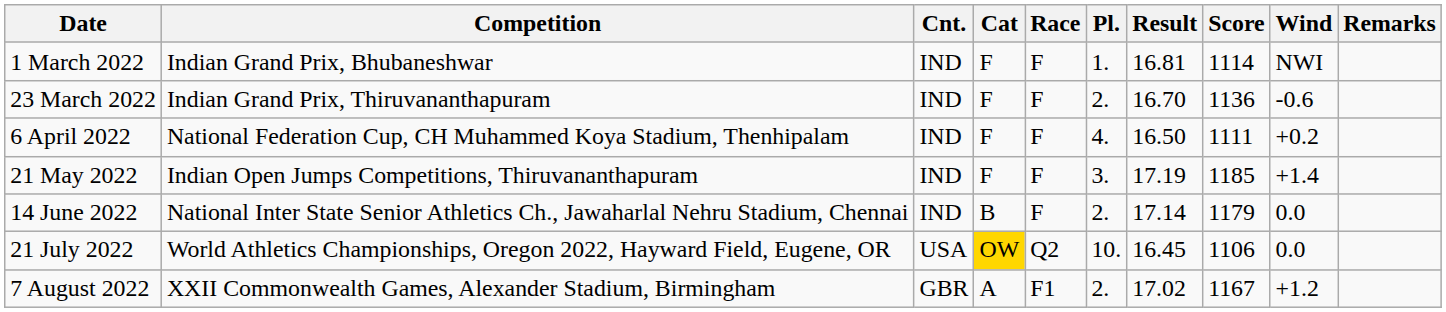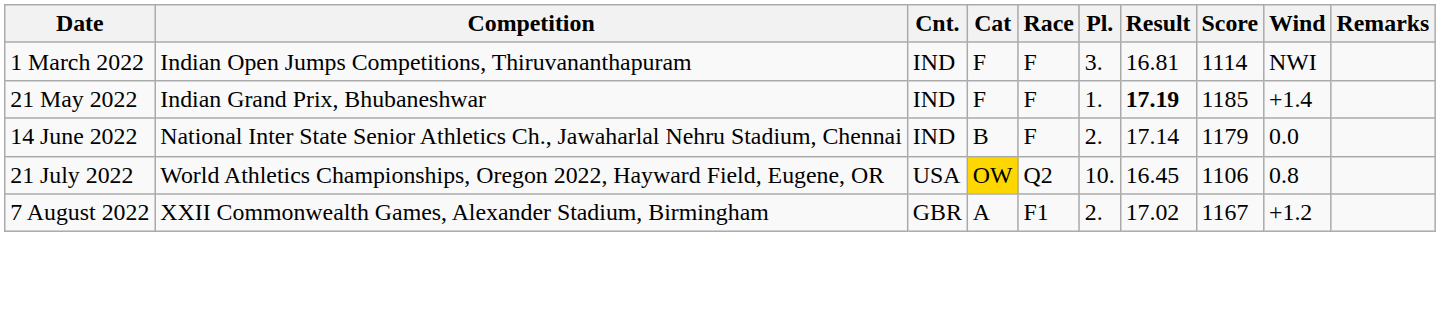(330, 61) Indian Grand Prix, Bhubaneshwar -> (426, 61) Indian Open Jumps Competitions, Thiruvananthapuram
(1100, 61) 1. -> (1094, 61) 3.
- row: (83, 99)
- row: (71, 136)
(433, 174) Indian Open Jumps Competitions, Thiruvananthapuram -> (323, 99) Indian Grand Prix, Bhubaneshwar
(1100, 174) 3. -> (1094, 99) 1.
(1159, 174) normal -> (1152, 99) bold
(1291, 250) 0.0 -> (1284, 174) 0.8
